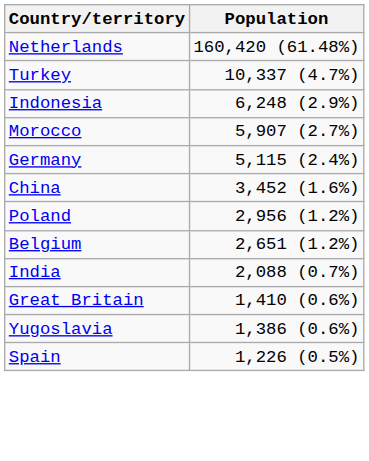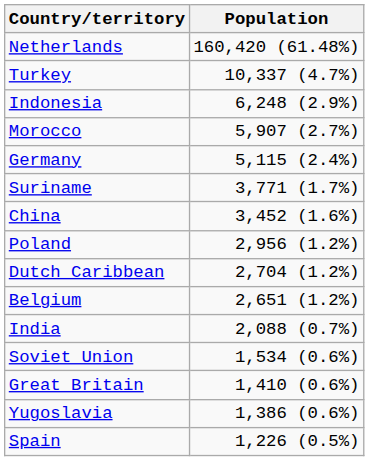+ row: (50, 188)
+ row: (87, 272)
+ row: (71, 357)
